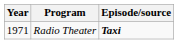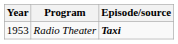(18, 30) 1971 -> (18, 30) 1953
